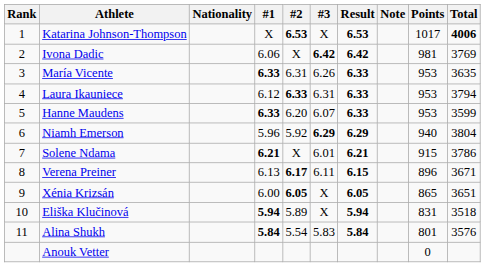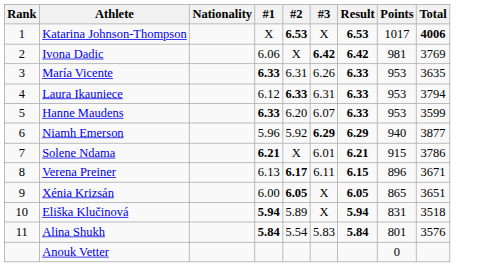- column: (393, 14)
(464, 133) 3804 -> (433, 133) 3877
